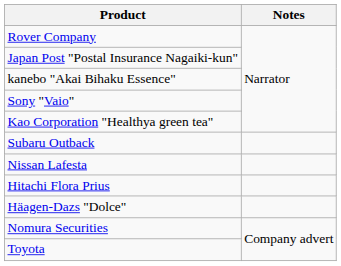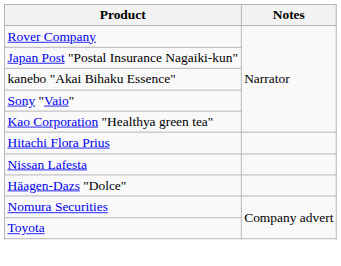- row: (51, 143)
rows swapped: (47, 164) <-> (59, 185)
